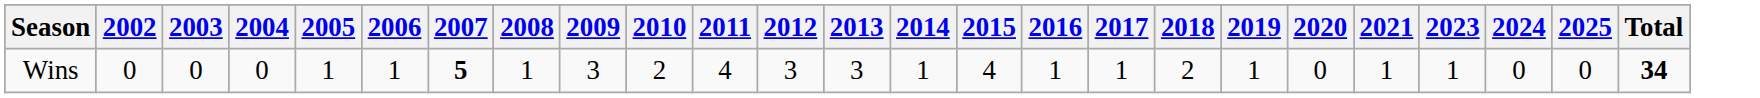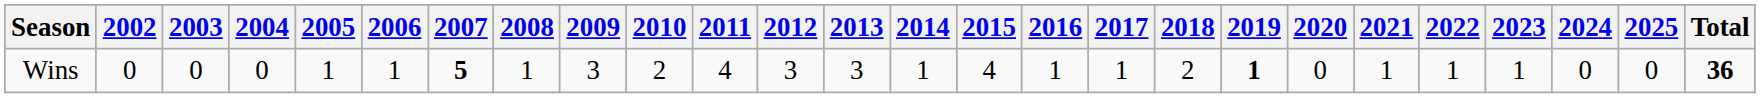+ column: (1453, 26)
(1254, 70) normal -> (1254, 70) bold
(1654, 70) 34 -> (1720, 70) 36
